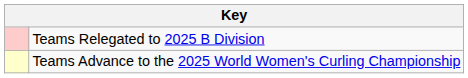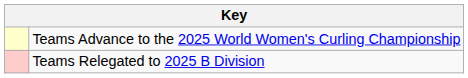rows swapped: (246, 61) <-> (148, 38)
